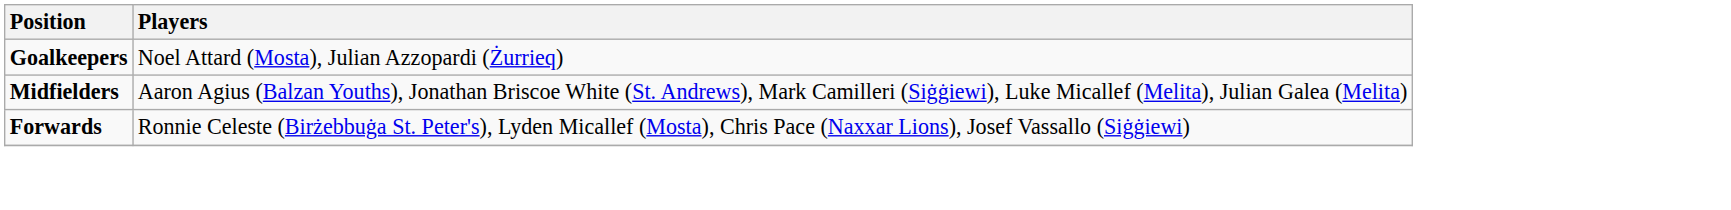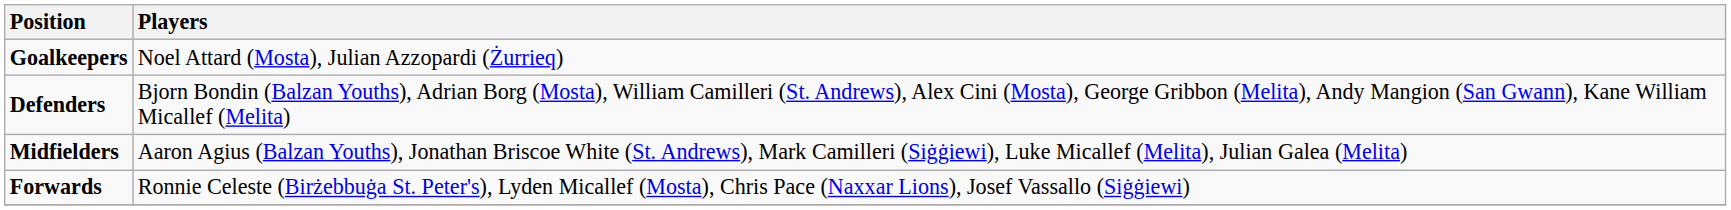+ row: (58, 104)
